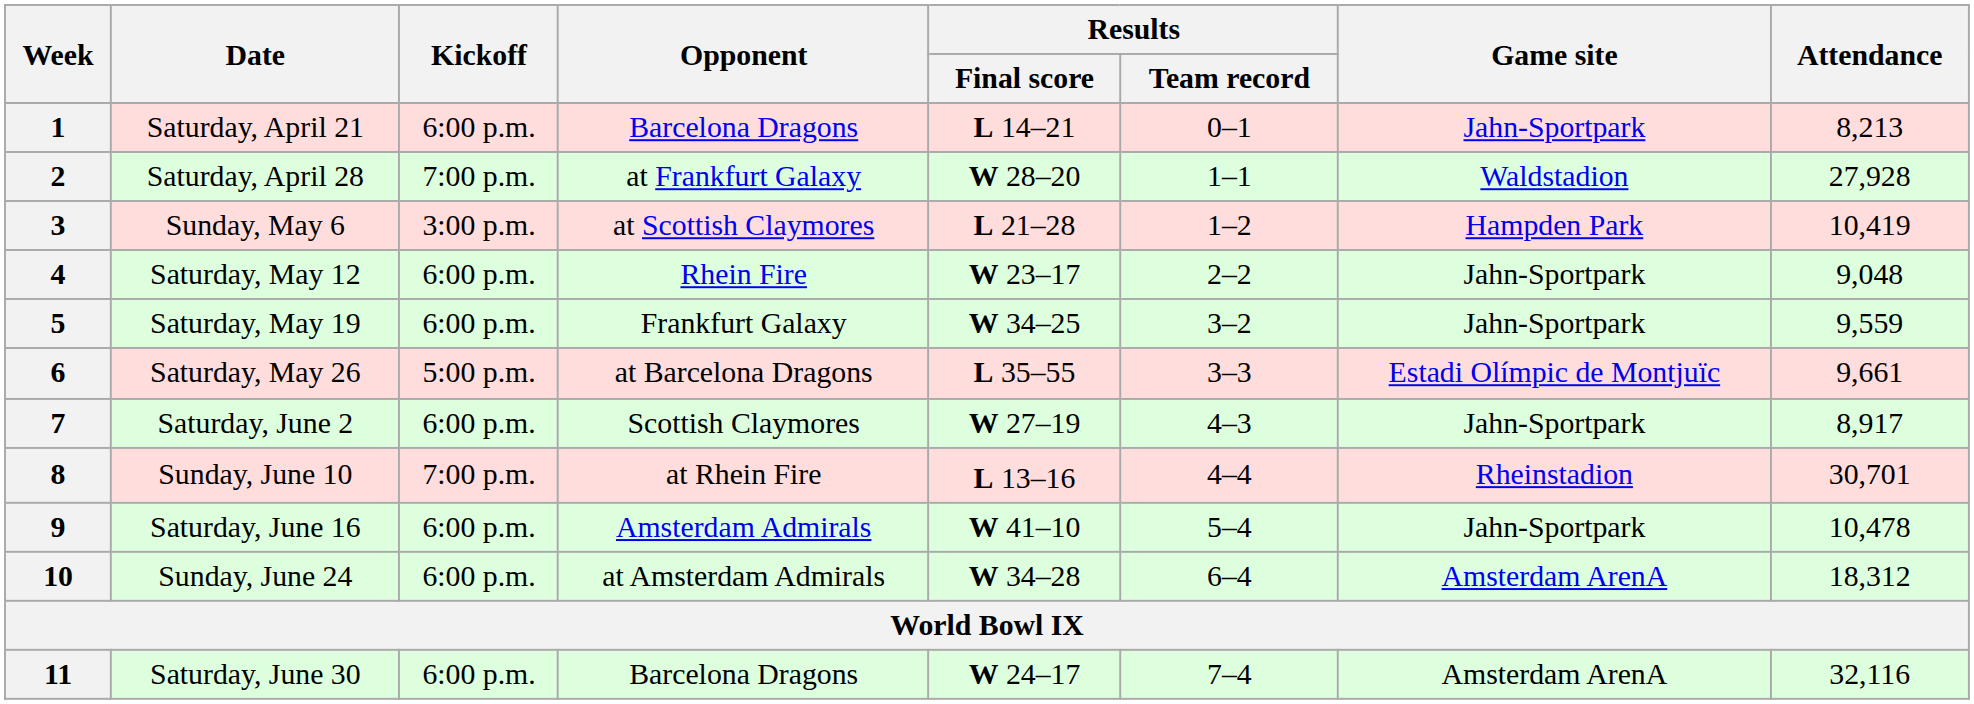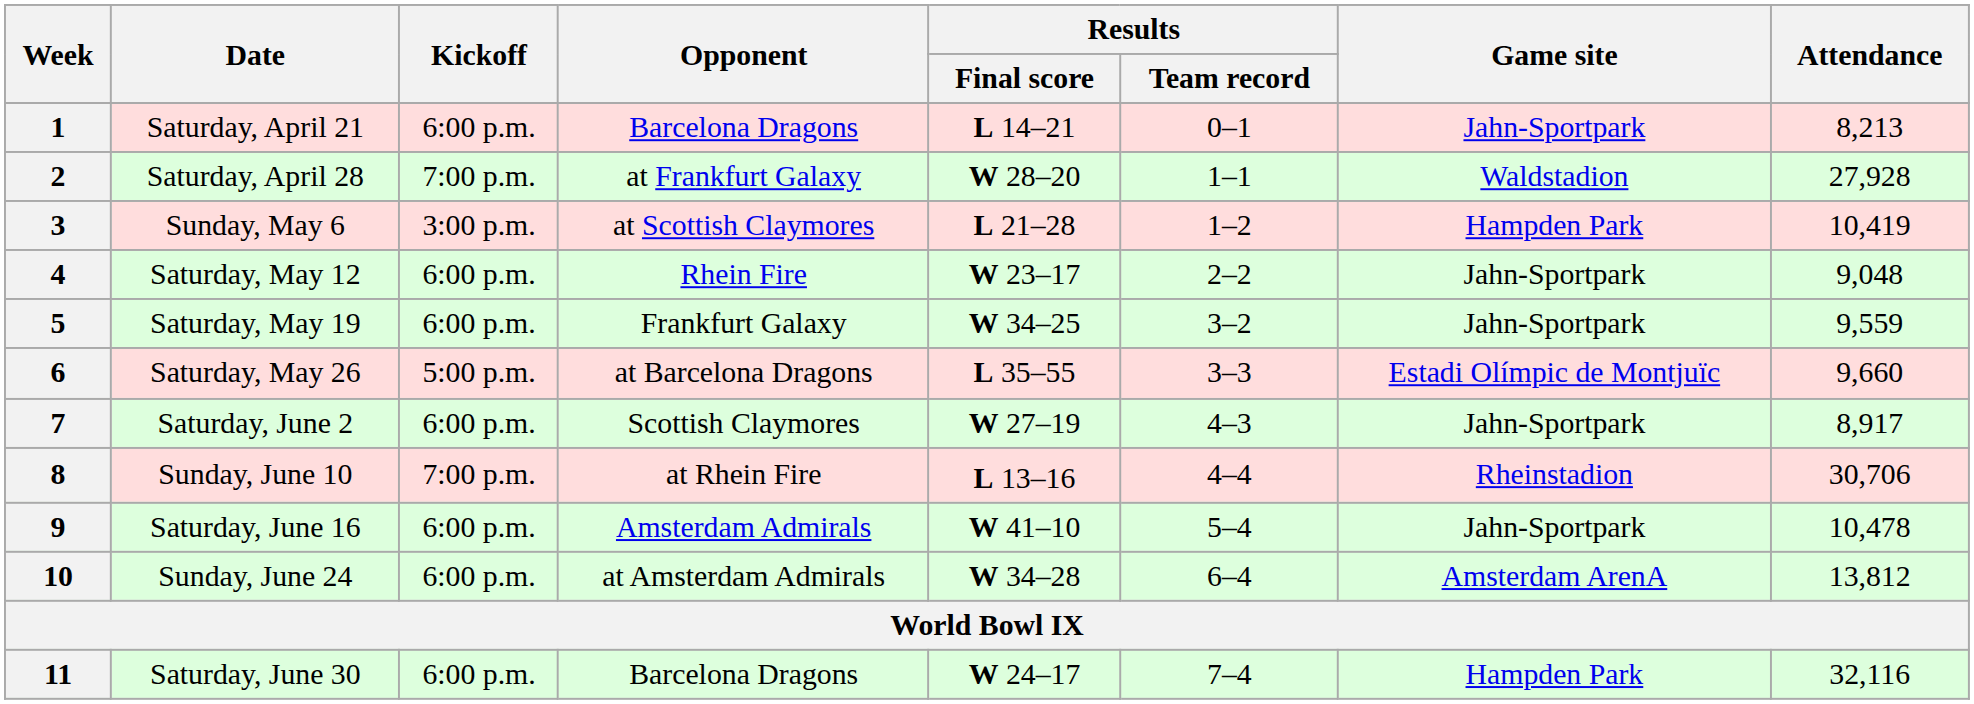(1870, 373) 9,661 -> (1870, 373) 9,660
(1870, 474) 30,701 -> (1870, 474) 30,706
(1870, 575) 18,312 -> (1870, 575) 13,812
(1554, 673) Amsterdam ArenA -> (1554, 673) Hampden Park
